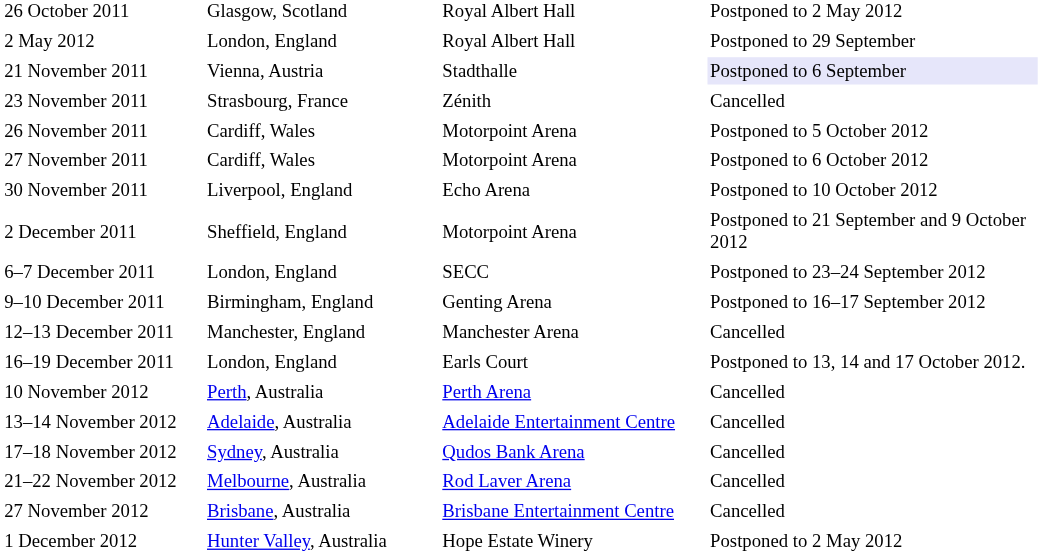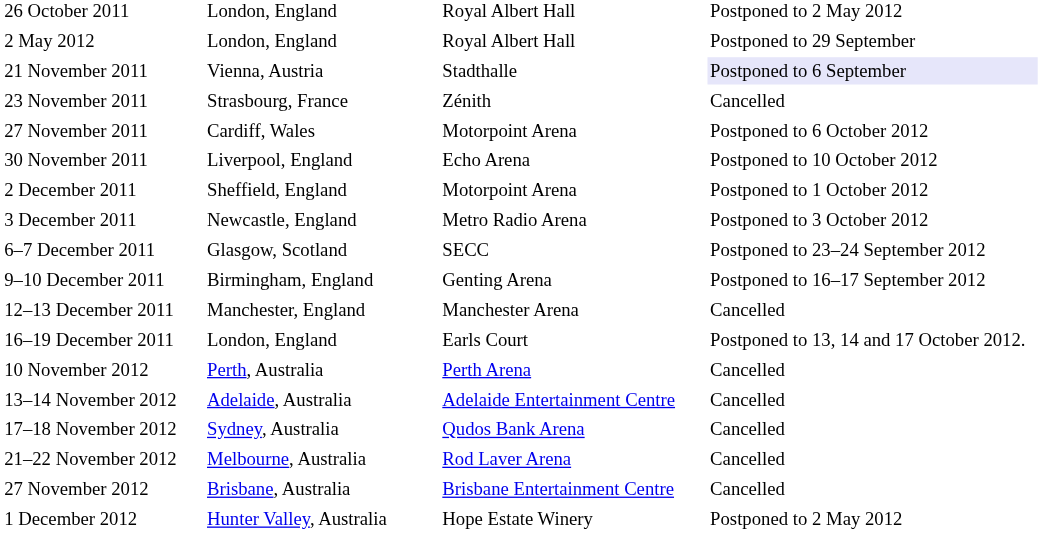(277, 10) Glasgow, Scotland -> (272, 10) London, England
- row: (76, 130)
(868, 231) Postponed to 21 September and 9 October 2012 -> (819, 190) Postponed to 1 October 2012
+ row: (70, 220)
(272, 272) London, England -> (277, 250) Glasgow, Scotland
